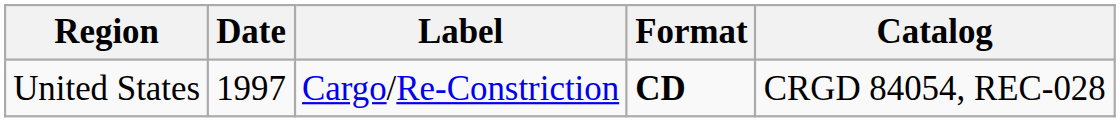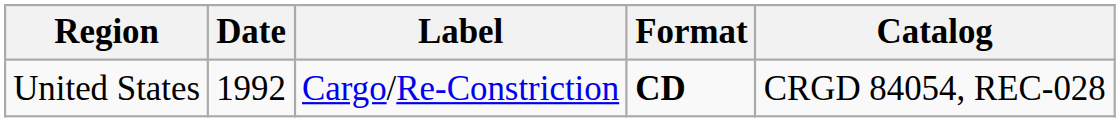(251, 87) 1997 -> (251, 87) 1992
